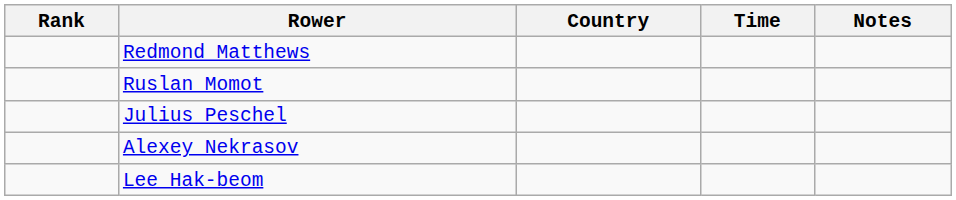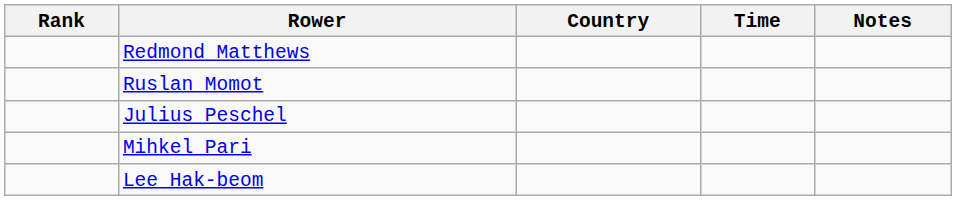- row: (211, 148)
+ row: (187, 148)
